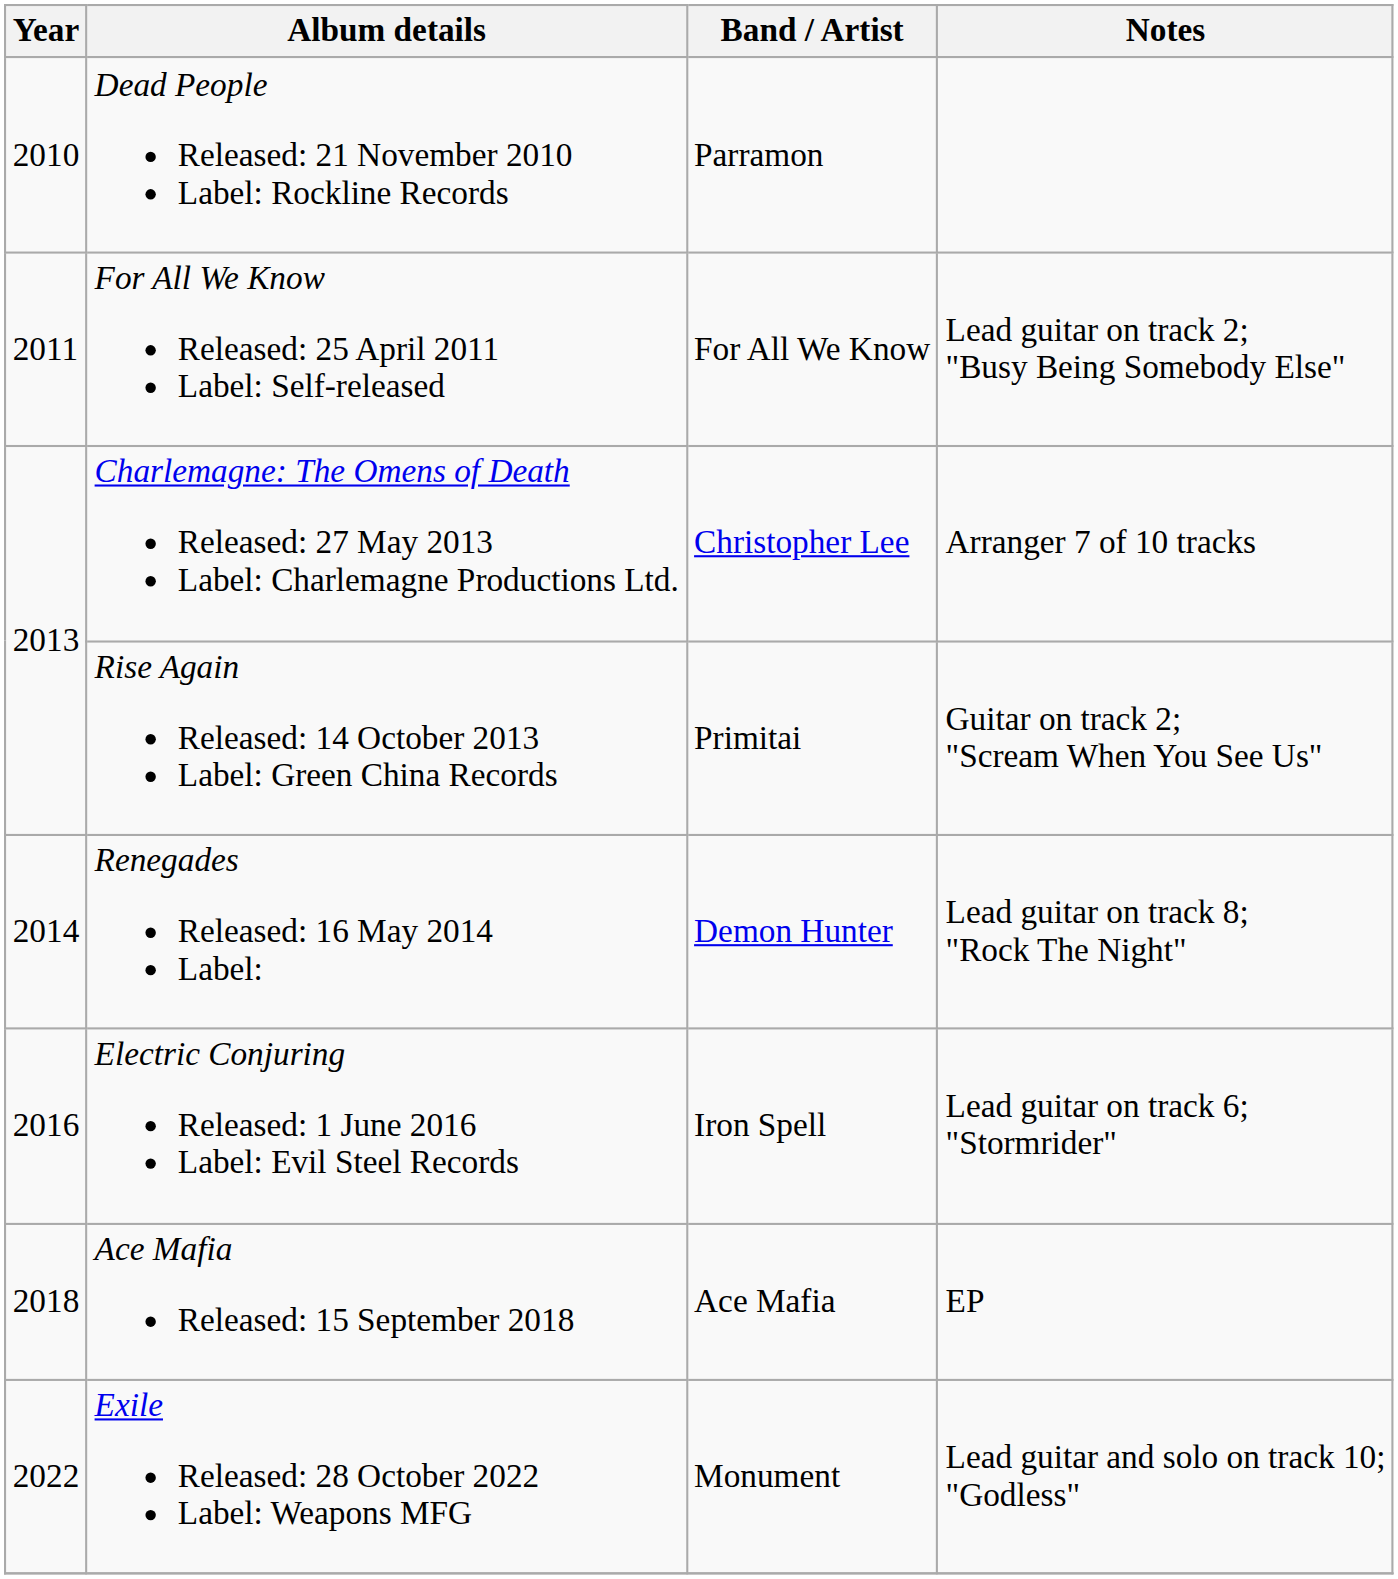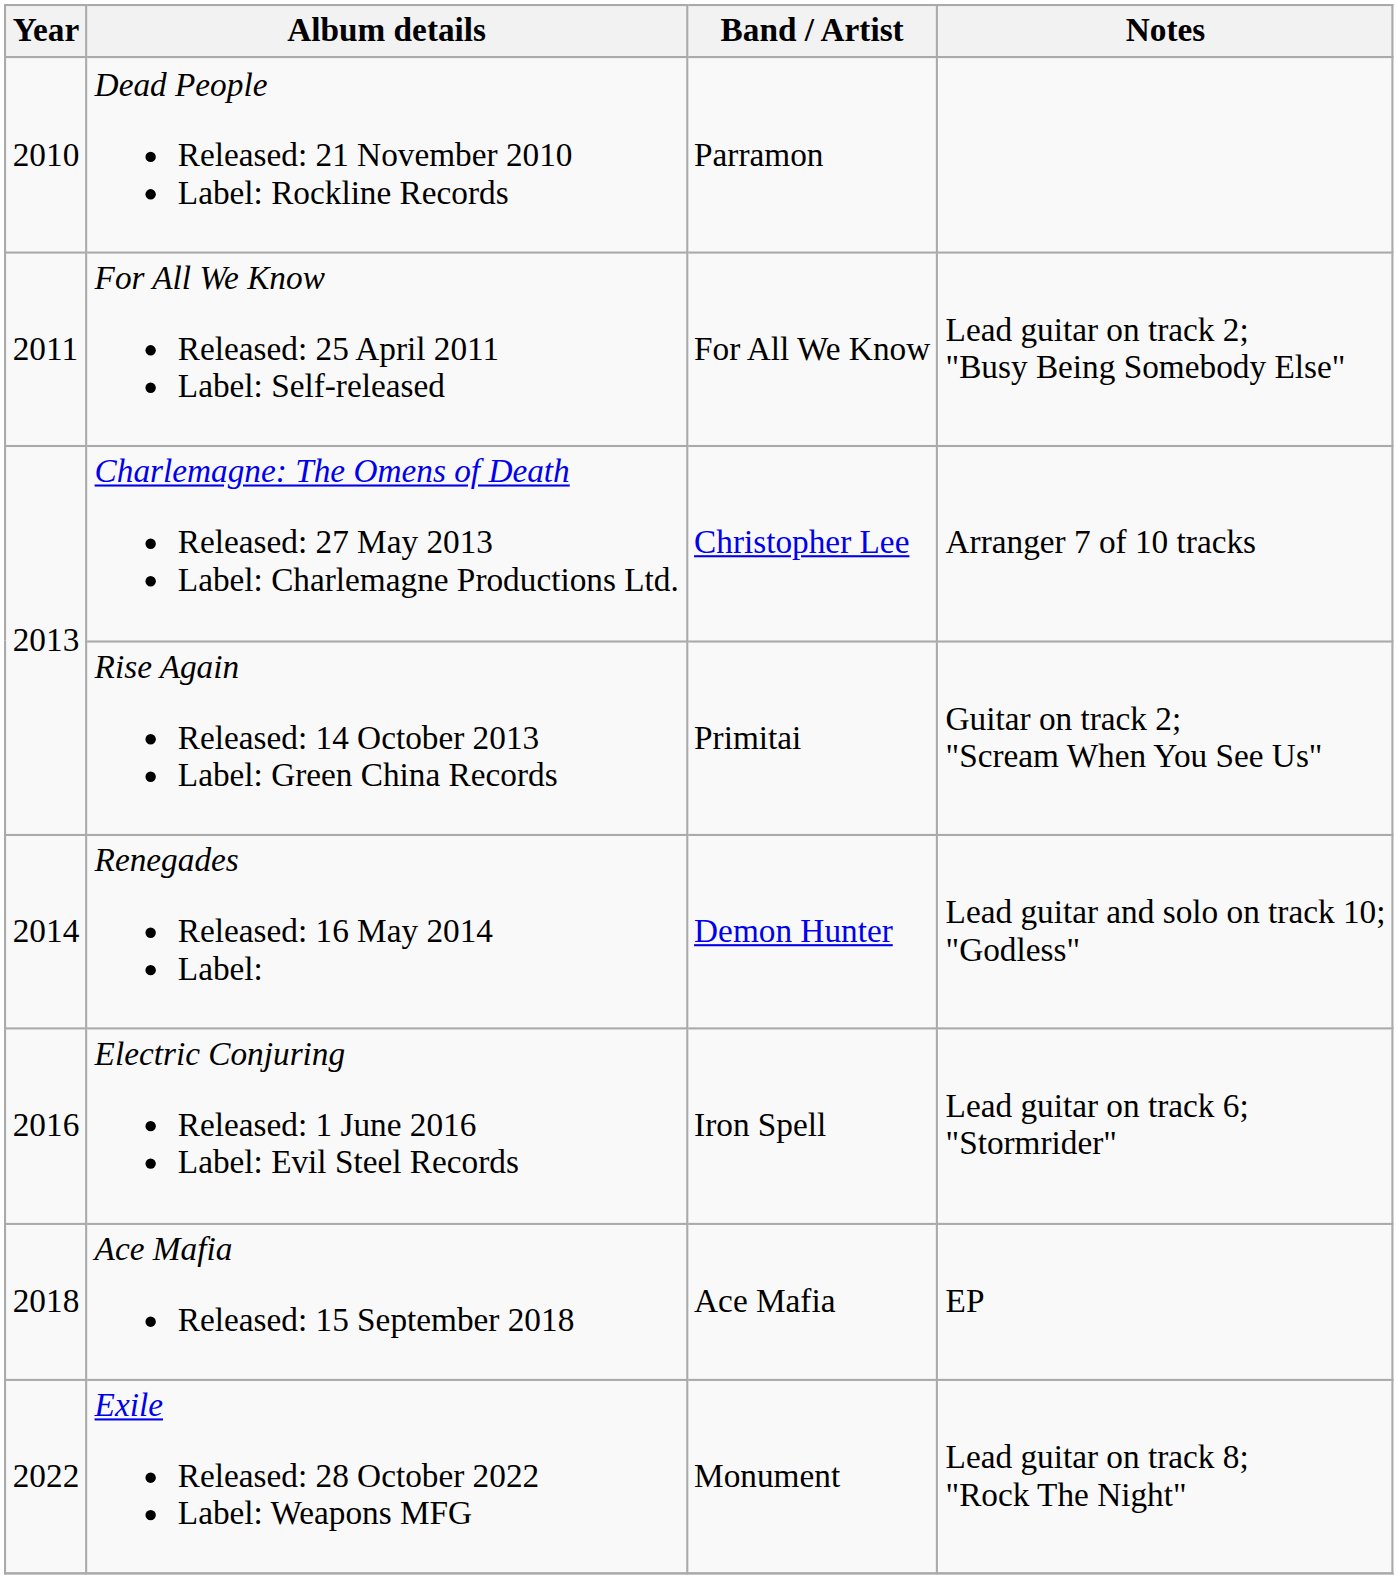(1097, 931) Lead guitar on track 8; "Rock The Night" -> (1166, 931) Lead guitar and solo on track 10; "Godless"
(1166, 1476) Lead guitar and solo on track 10; "Godless" -> (1097, 1476) Lead guitar on track 8; "Rock The Night"
